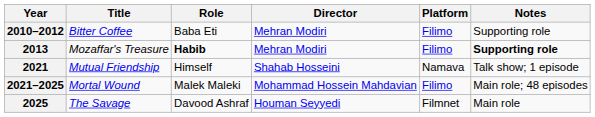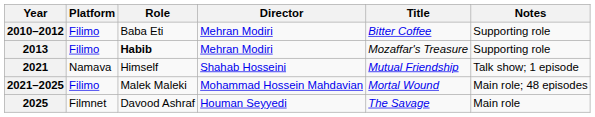columns swapped: (119, 13) <-> (445, 13)
(516, 49) bold -> (512, 49) normal
